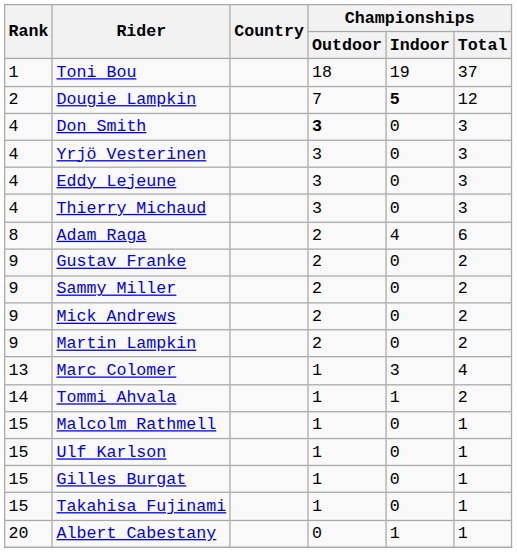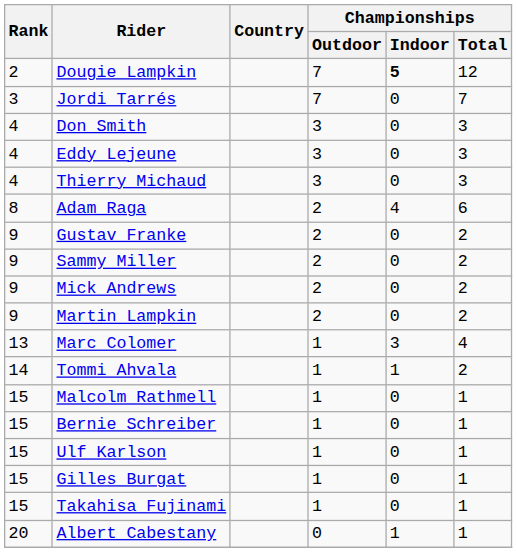- row: (96, 72)
+ row: (116, 100)
(317, 127) bold -> (317, 127) normal
- row: (131, 154)
+ row: (136, 425)
